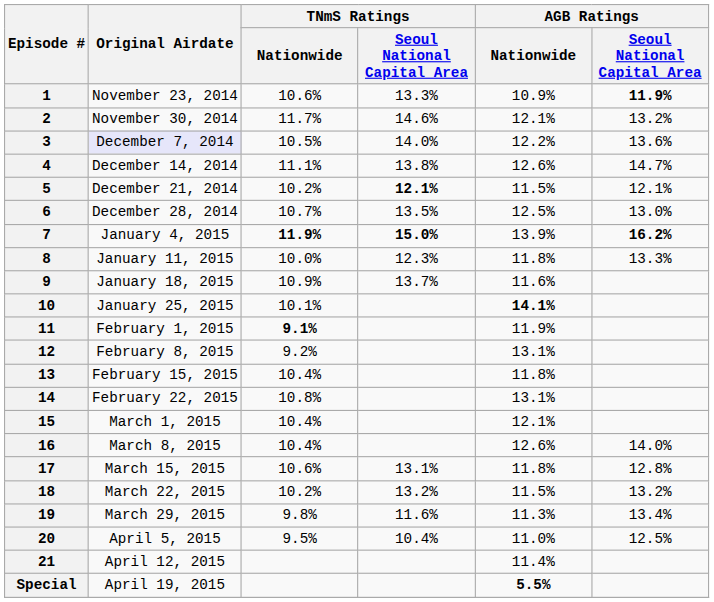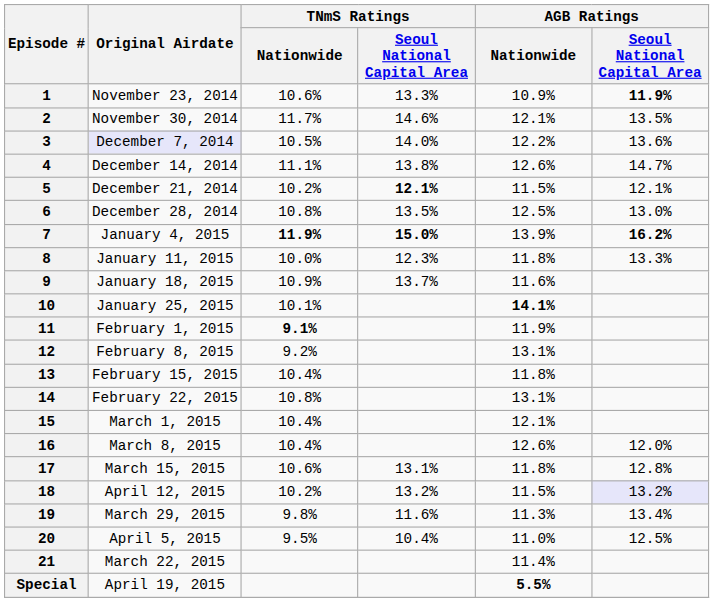(650, 119) 13.2% -> (650, 119) 13.5%
(300, 212) 10.7% -> (300, 212) 10.8%
(650, 445) 14.0% -> (650, 445) 12.0%
(165, 492) March 22, 2015 -> (165, 492) April 12, 2015
(650, 492) no background -> (650, 492) lavender background
(165, 562) April 12, 2015 -> (165, 562) March 22, 2015
